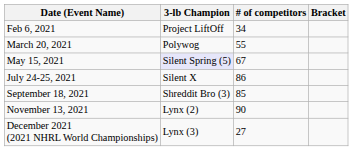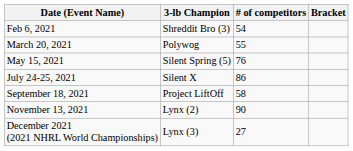(193, 28) Project LiftOff -> (196, 28) Shreddit Bro (3)
(241, 28) 34 -> (241, 28) 54
(197, 61) lavender background -> (197, 61) no background
(241, 61) 67 -> (241, 61) 76
(196, 93) Shreddit Bro (3) -> (193, 93) Project LiftOff
(241, 93) 85 -> (241, 93) 58
